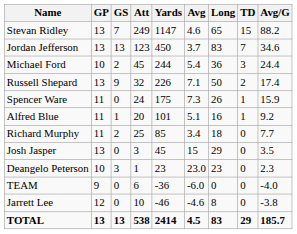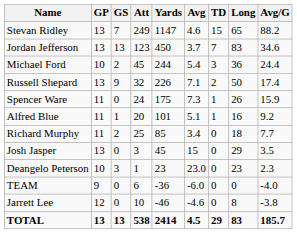columns swapped: (248, 13) <-> (223, 13)
